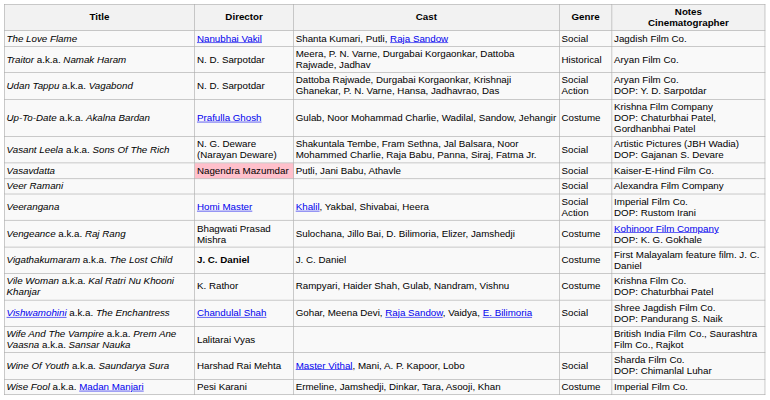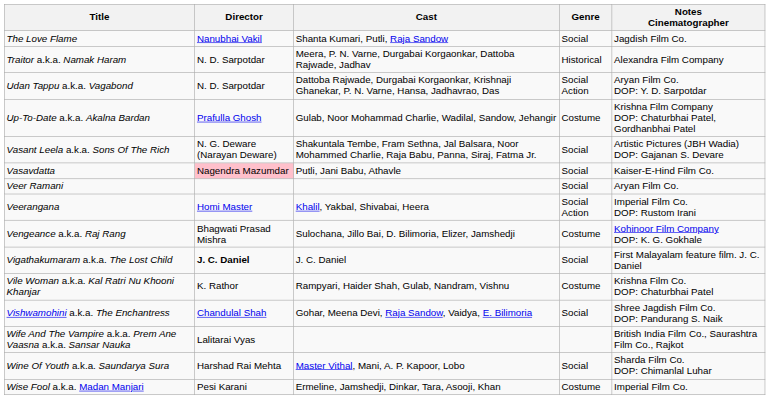(646, 59) Aryan Film Co. -> (669, 59) Alexandra Film Company
(669, 186) Alexandra Film Company -> (646, 186) Aryan Film Co.
(581, 260) Costume -> (575, 260) Social
